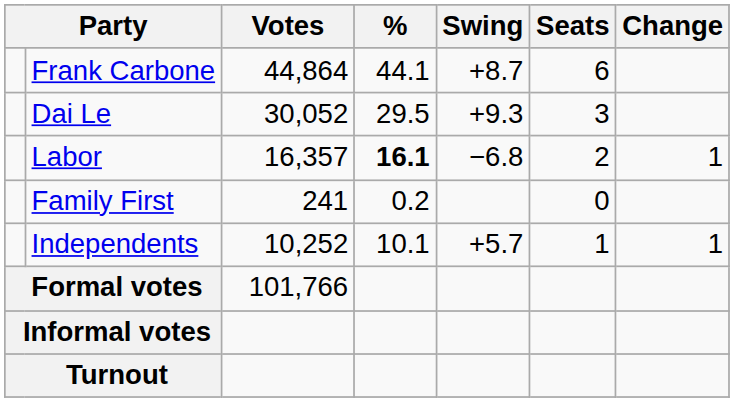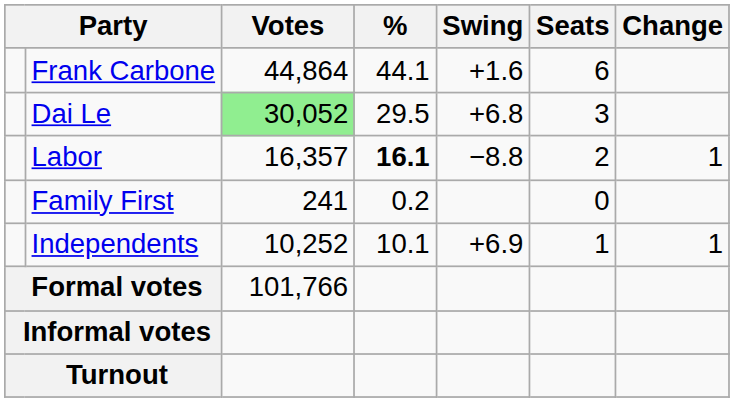(496, 69) +8.7 -> (496, 69) +1.6
(306, 113) no background -> (306, 113) lightgreen background
(496, 113) +9.3 -> (496, 113) +6.8
(496, 157) −6.8 -> (496, 157) −8.8
(496, 244) +5.7 -> (496, 244) +6.9
